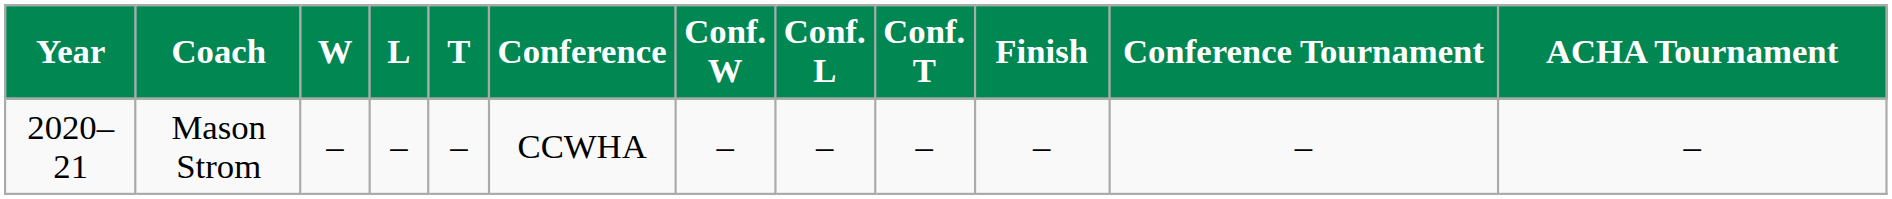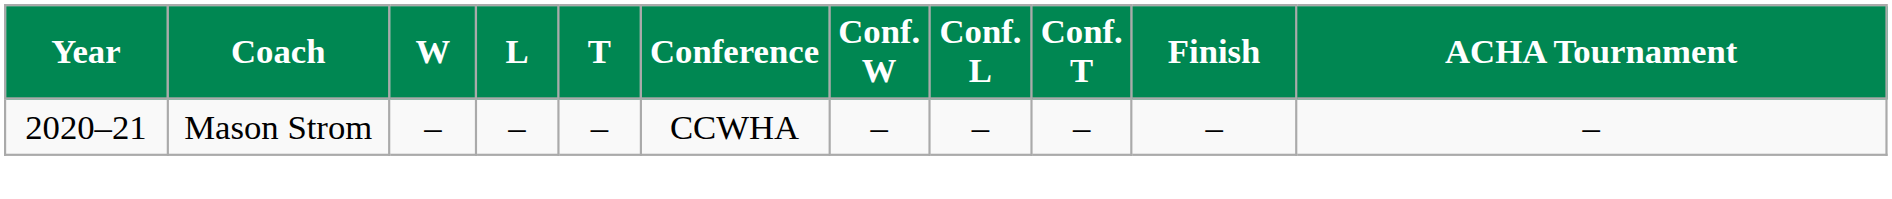- column: (1303, 51)
